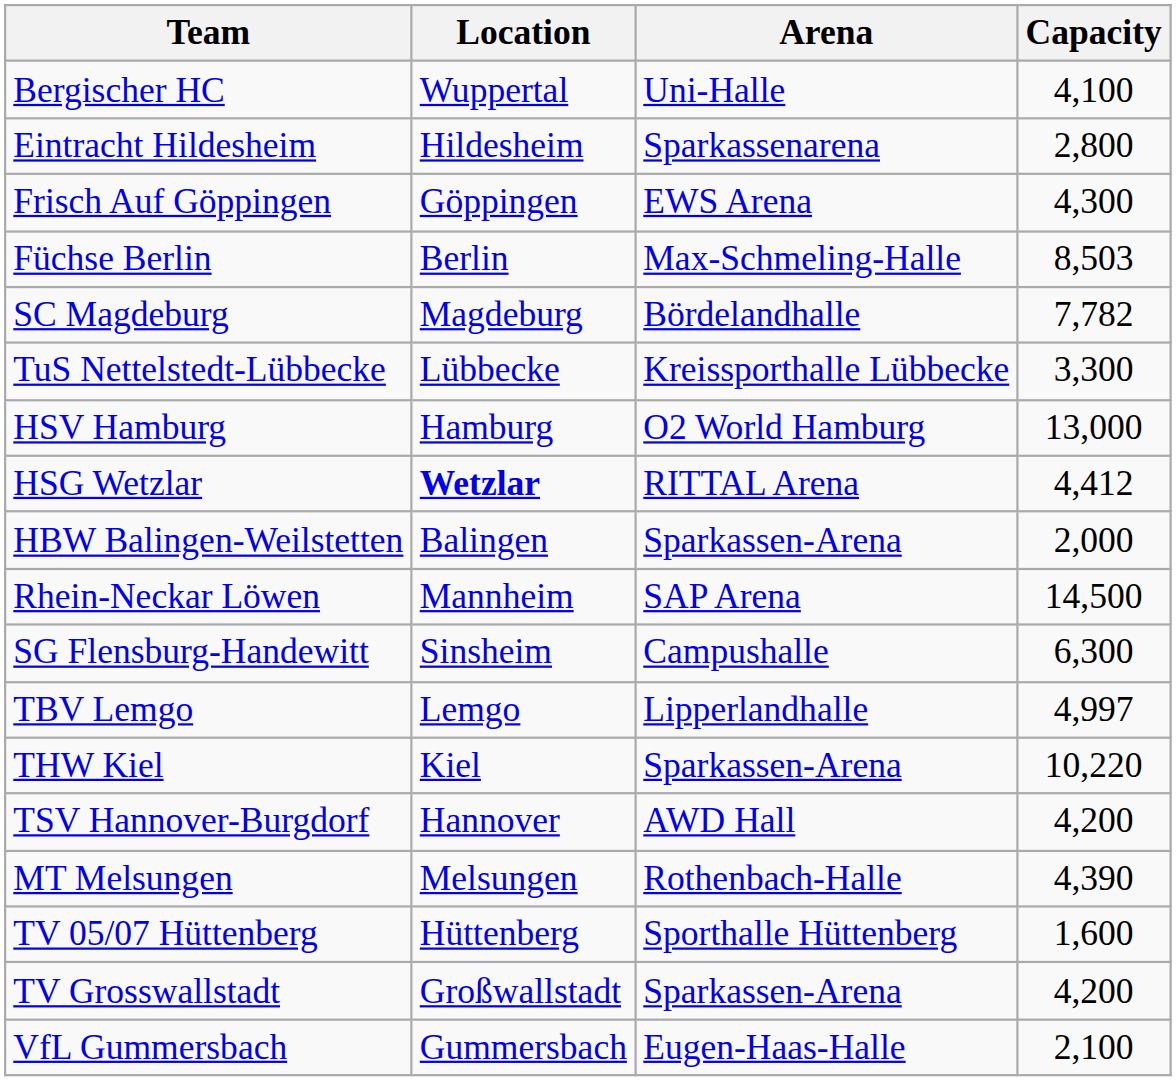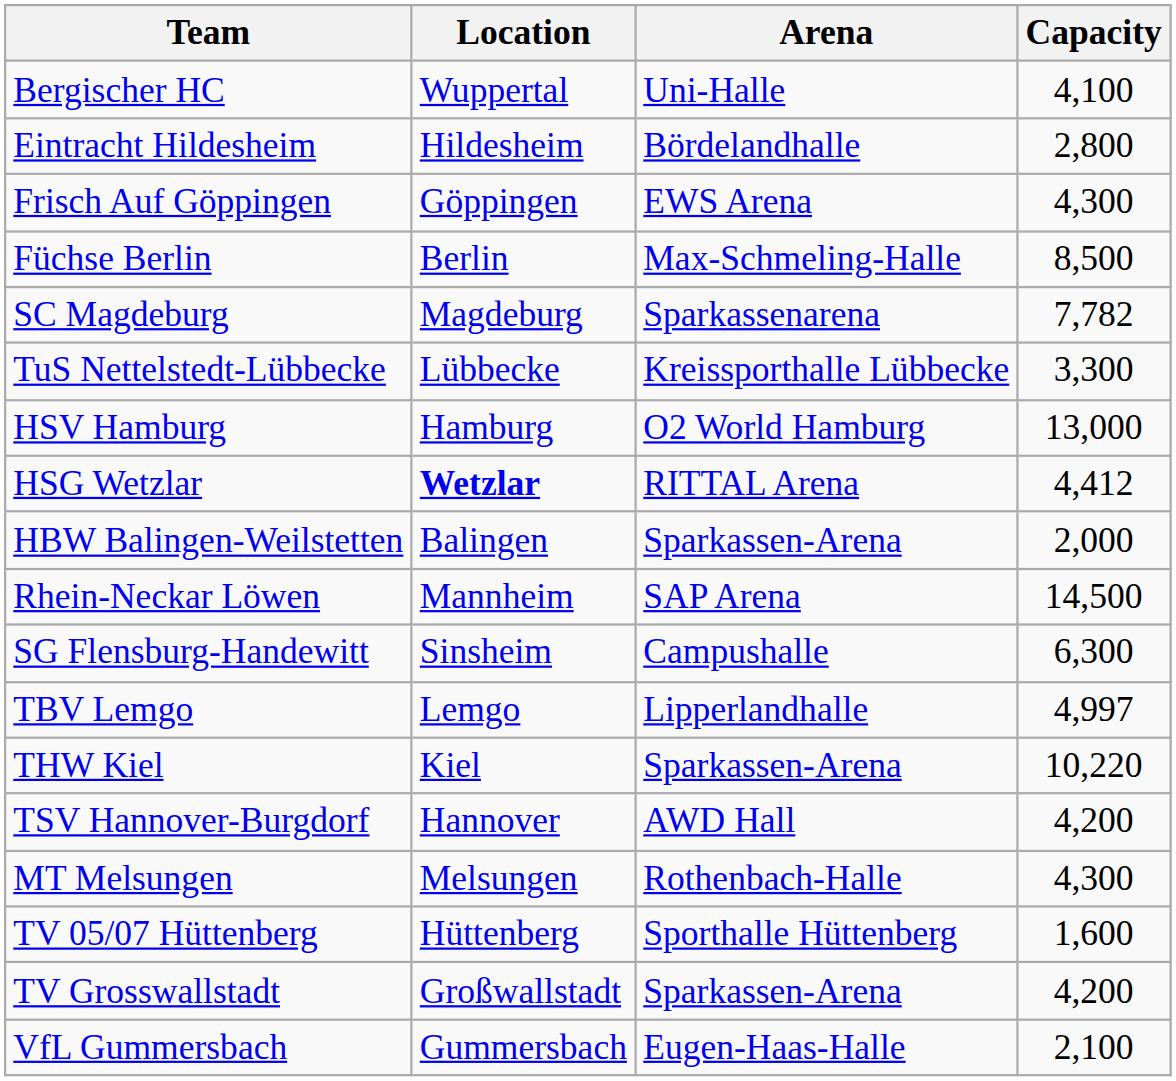(762, 145) Sparkassenarena -> (752, 145) Bördelandhalle
(1094, 257) 8,503 -> (1094, 257) 8,500
(752, 314) Bördelandhalle -> (762, 314) Sparkassenarena
(1094, 877) 4,390 -> (1094, 877) 4,300
